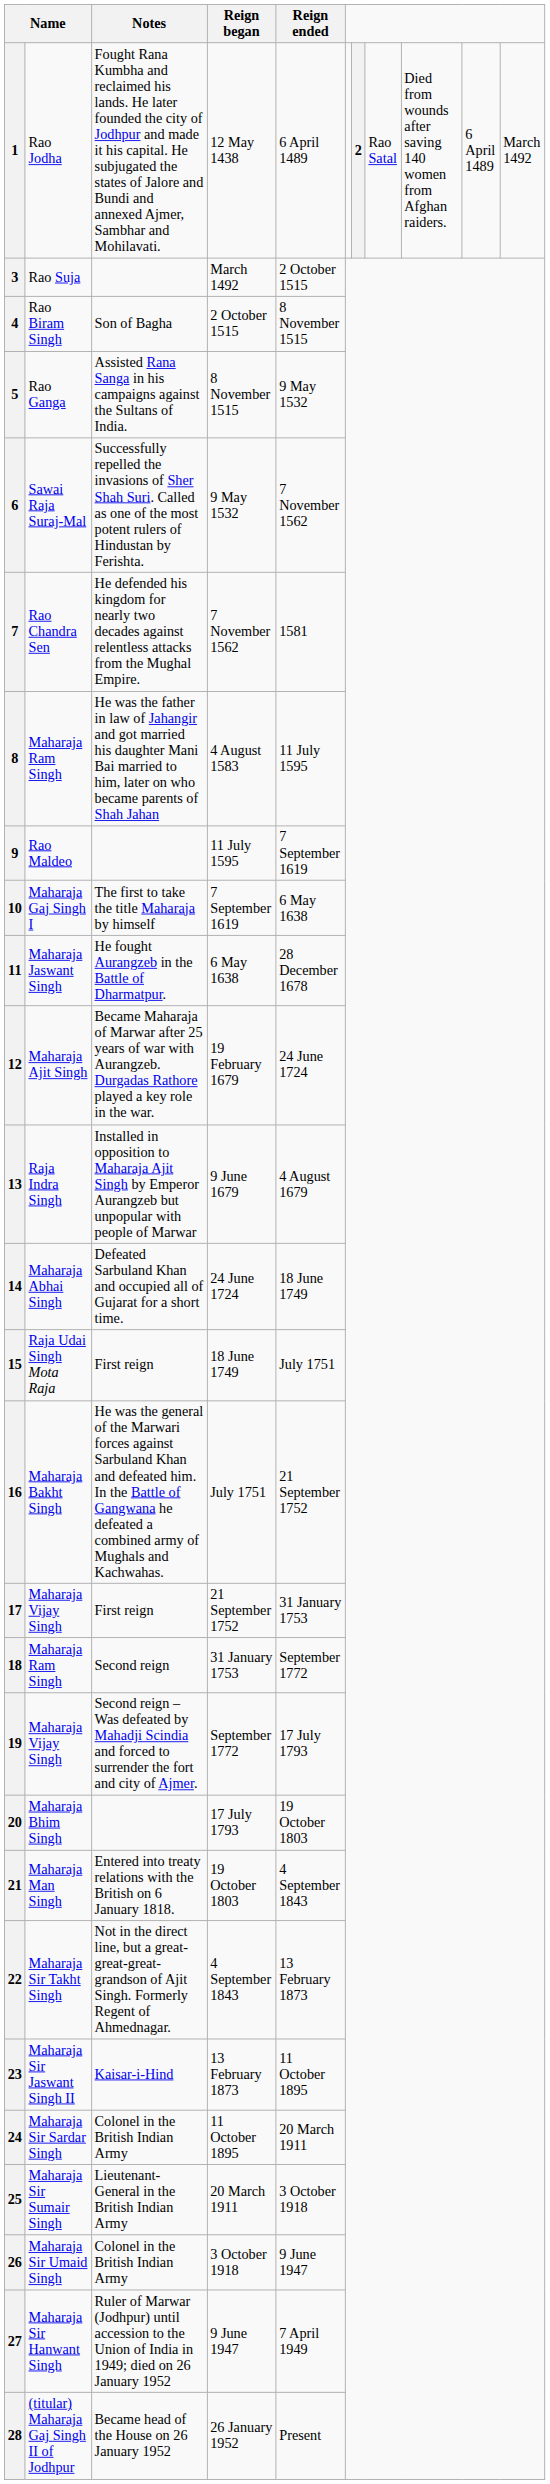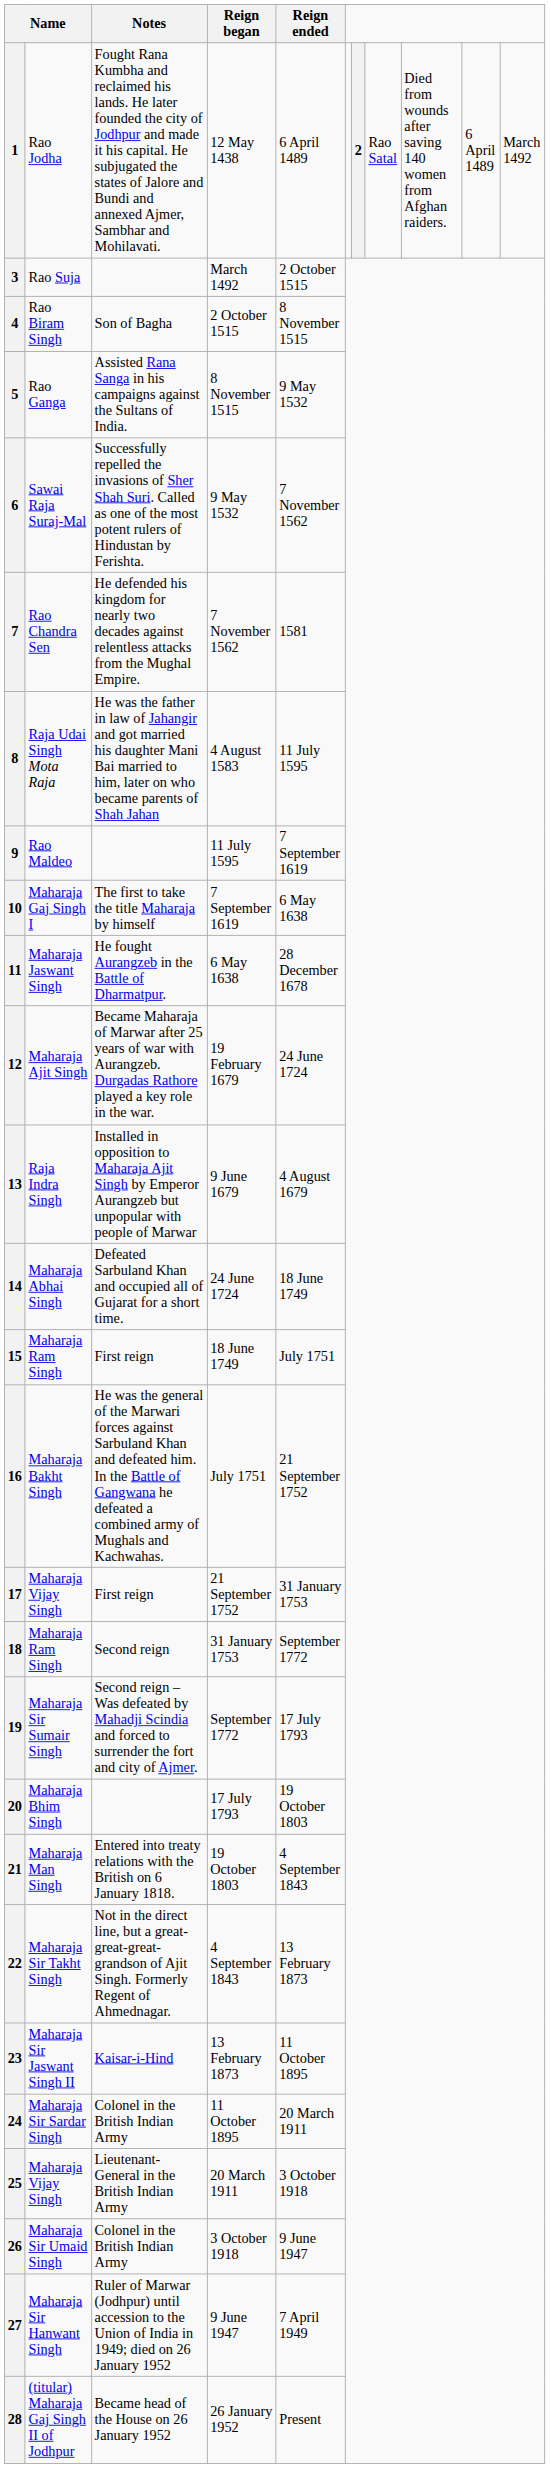(55, 758) Maharaja Ram Singh -> (57, 758) Raja Udai Singh Mota Raja
(57, 1365) Raja Udai Singh Mota Raja -> (55, 1357) Maharaja Ram Singh
(55, 1743) Maharaja Vijay Singh -> (55, 1727) Maharaja Sir Sumair Singh
(55, 2199) Maharaja Sir Sumair Singh -> (55, 2183) Maharaja Vijay Singh
